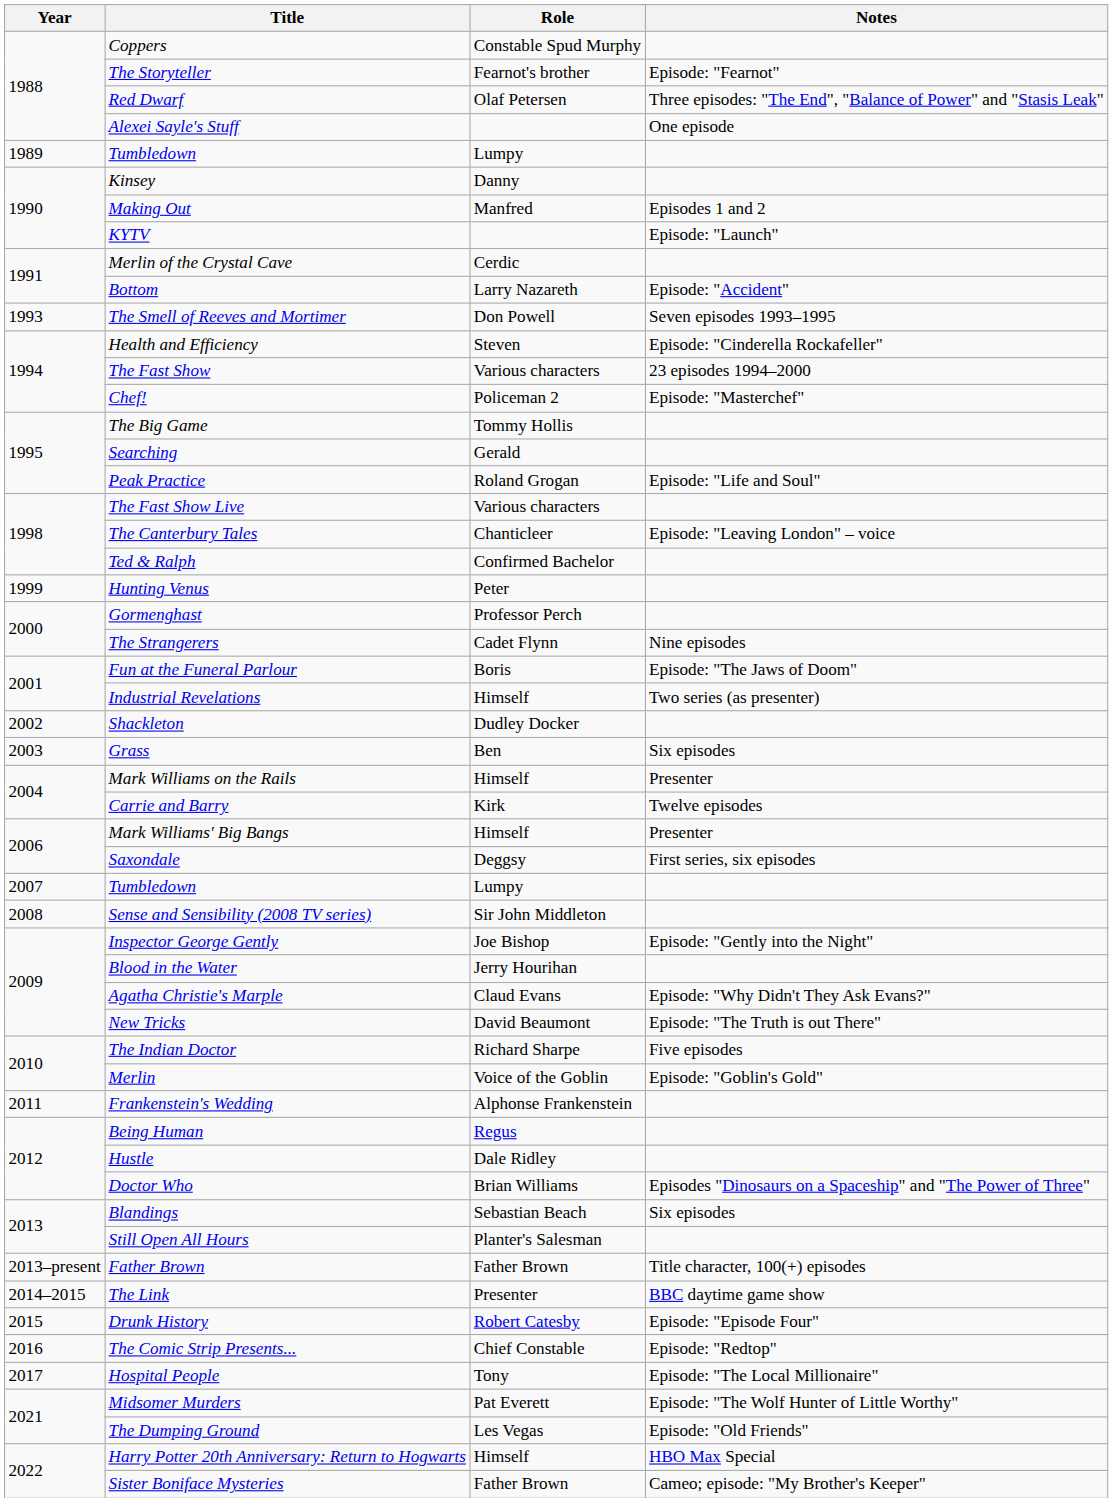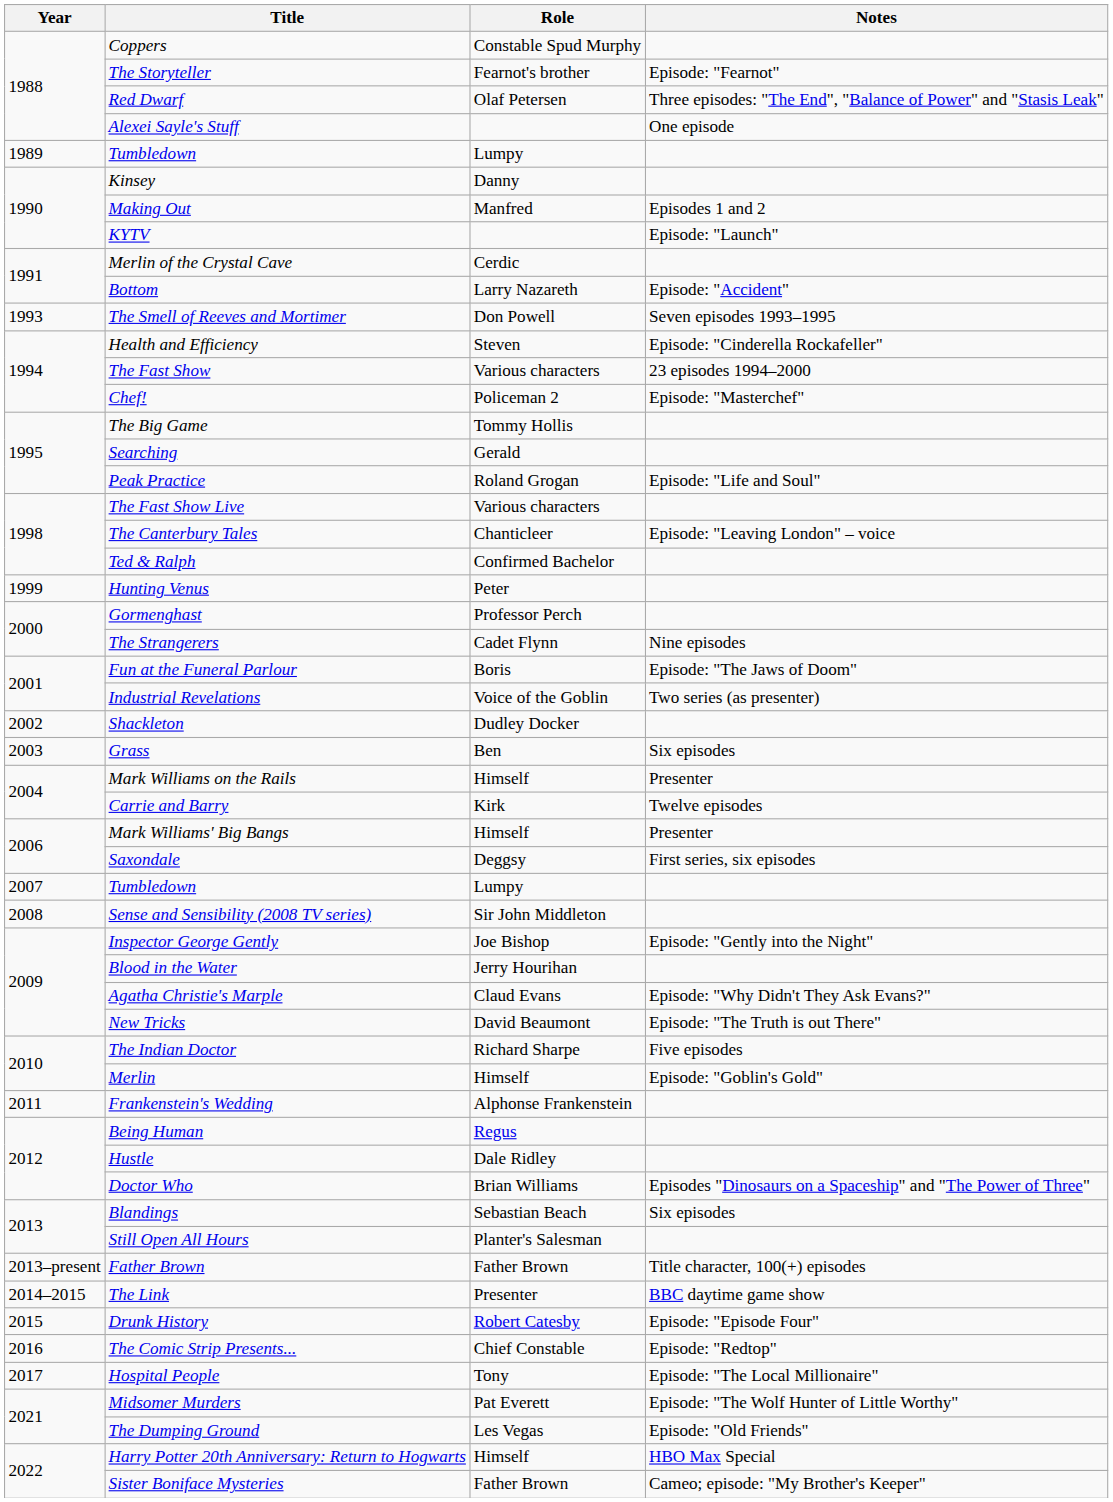(501, 696) Himself -> (541, 696) Voice of the Goblin
(541, 1076) Voice of the Goblin -> (501, 1076) Himself
